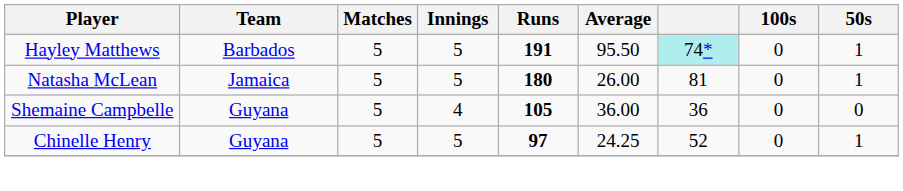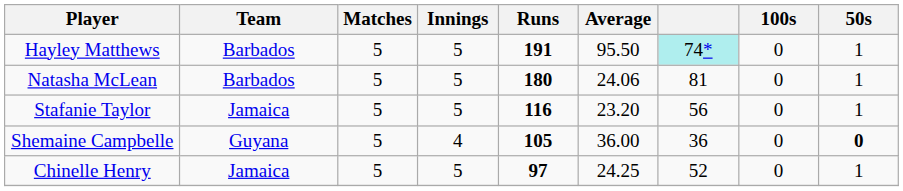(259, 79) Jamaica -> (259, 79) Barbados
(618, 79) 26.00 -> (618, 79) 24.06
+ row: (92, 110)
(859, 110) normal -> (859, 140) bold
(259, 140) Guyana -> (259, 170) Jamaica
